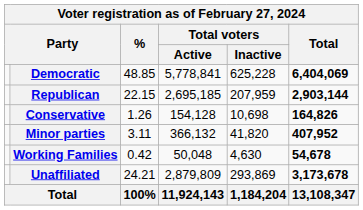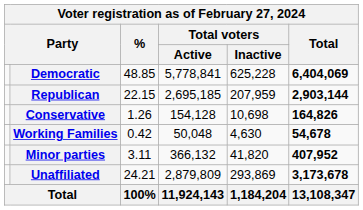rows swapped: (65, 154) <-> (65, 134)
